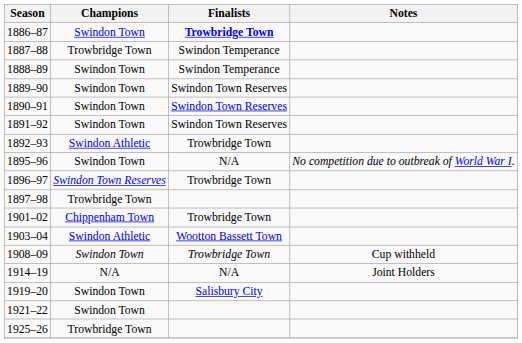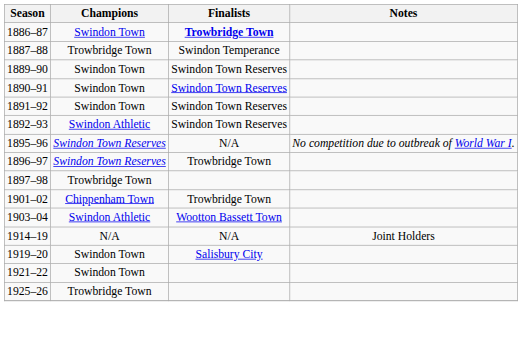- row: (27, 69)
(229, 143) Trowbridge Town -> (229, 124) Swindon Town Reserves
(110, 161) Swindon Town -> (110, 143) Swindon Town Reserves
- row: (27, 254)
